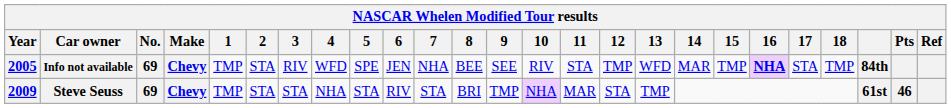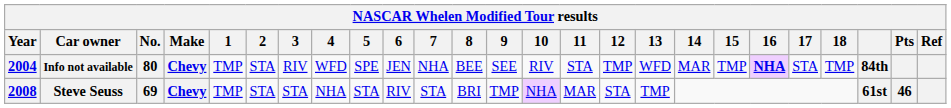(22, 66) 2005 -> (22, 66) 2004
(150, 66) 69 -> (150, 66) 80
(22, 91) 2009 -> (22, 91) 2008
